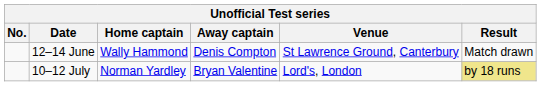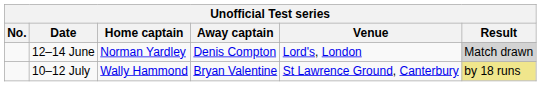(144, 52) Wally Hammond -> (143, 52) Norman Yardley
(371, 52) St Lawrence Ground, Canterbury -> (322, 52) Lord's, London
(499, 52) no background -> (499, 52) lightgrey background
(143, 71) Norman Yardley -> (144, 71) Wally Hammond
(322, 71) Lord's, London -> (371, 71) St Lawrence Ground, Canterbury
